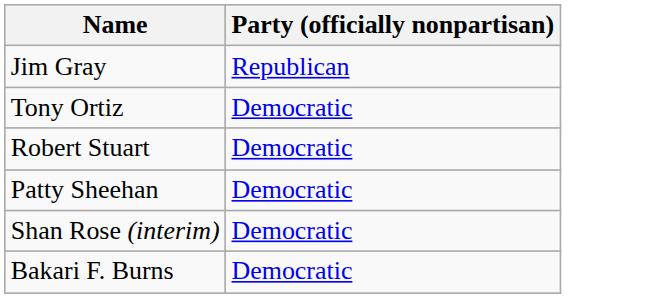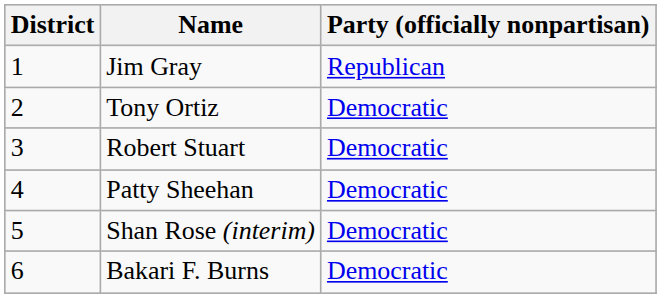+ column: (53, 25)
